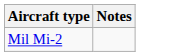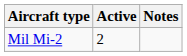+ column: (117, 16)
